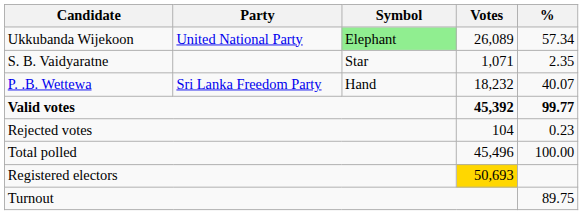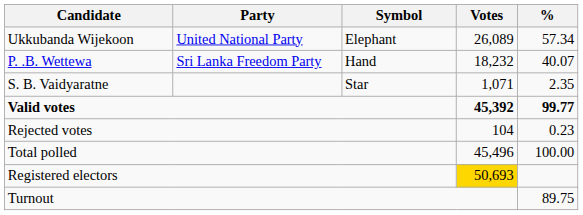(371, 38) lightgreen background -> (371, 38) no background
rows swapped: (50, 84) <-> (58, 61)
